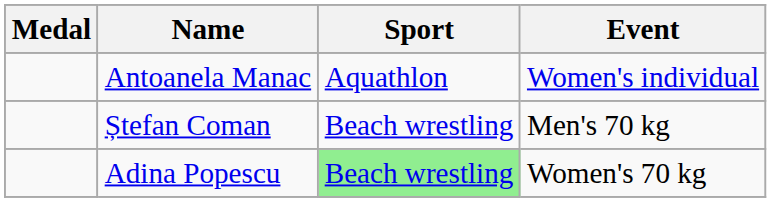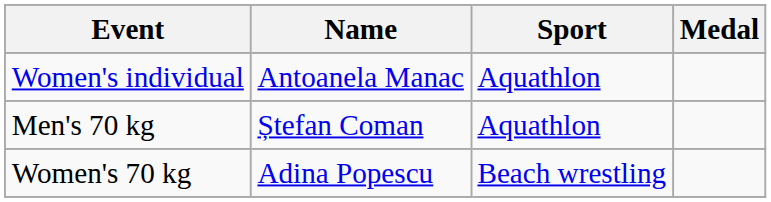columns swapped: (51, 28) <-> (643, 28)
(419, 124) Beach wrestling -> (539, 124) Aquathlon
(419, 173) lightgreen background -> (572, 173) no background
